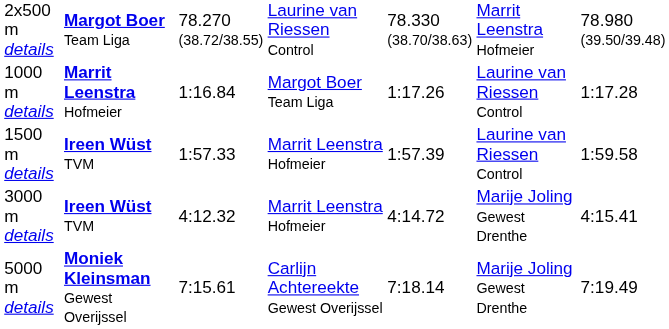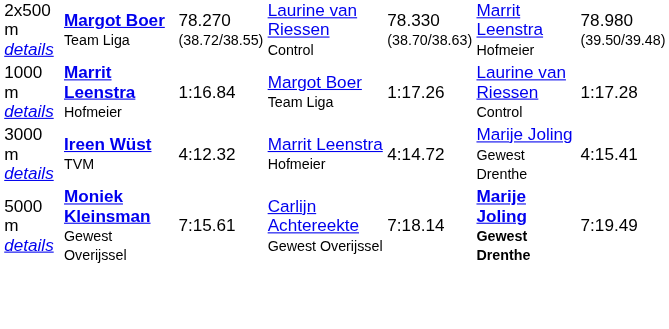- row: (29, 154)
(525, 287) normal -> (503, 225) bold
